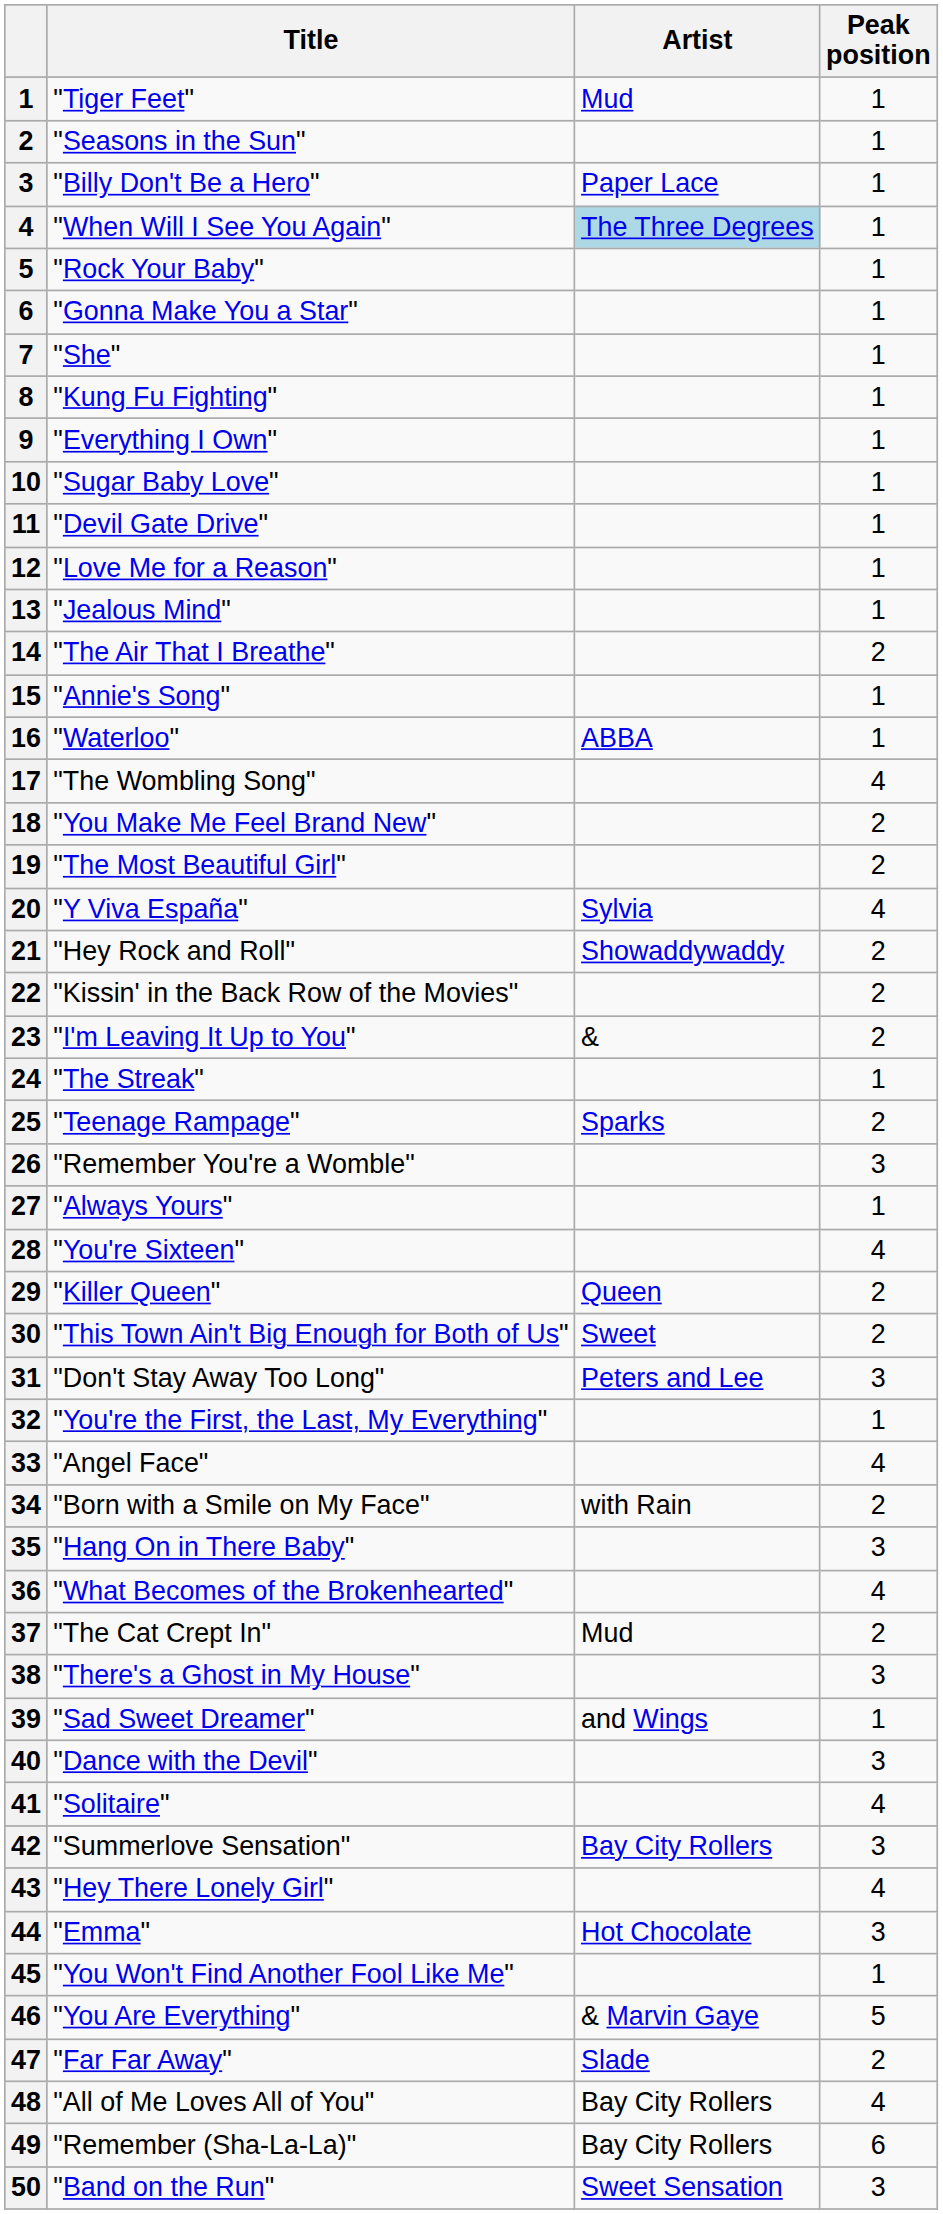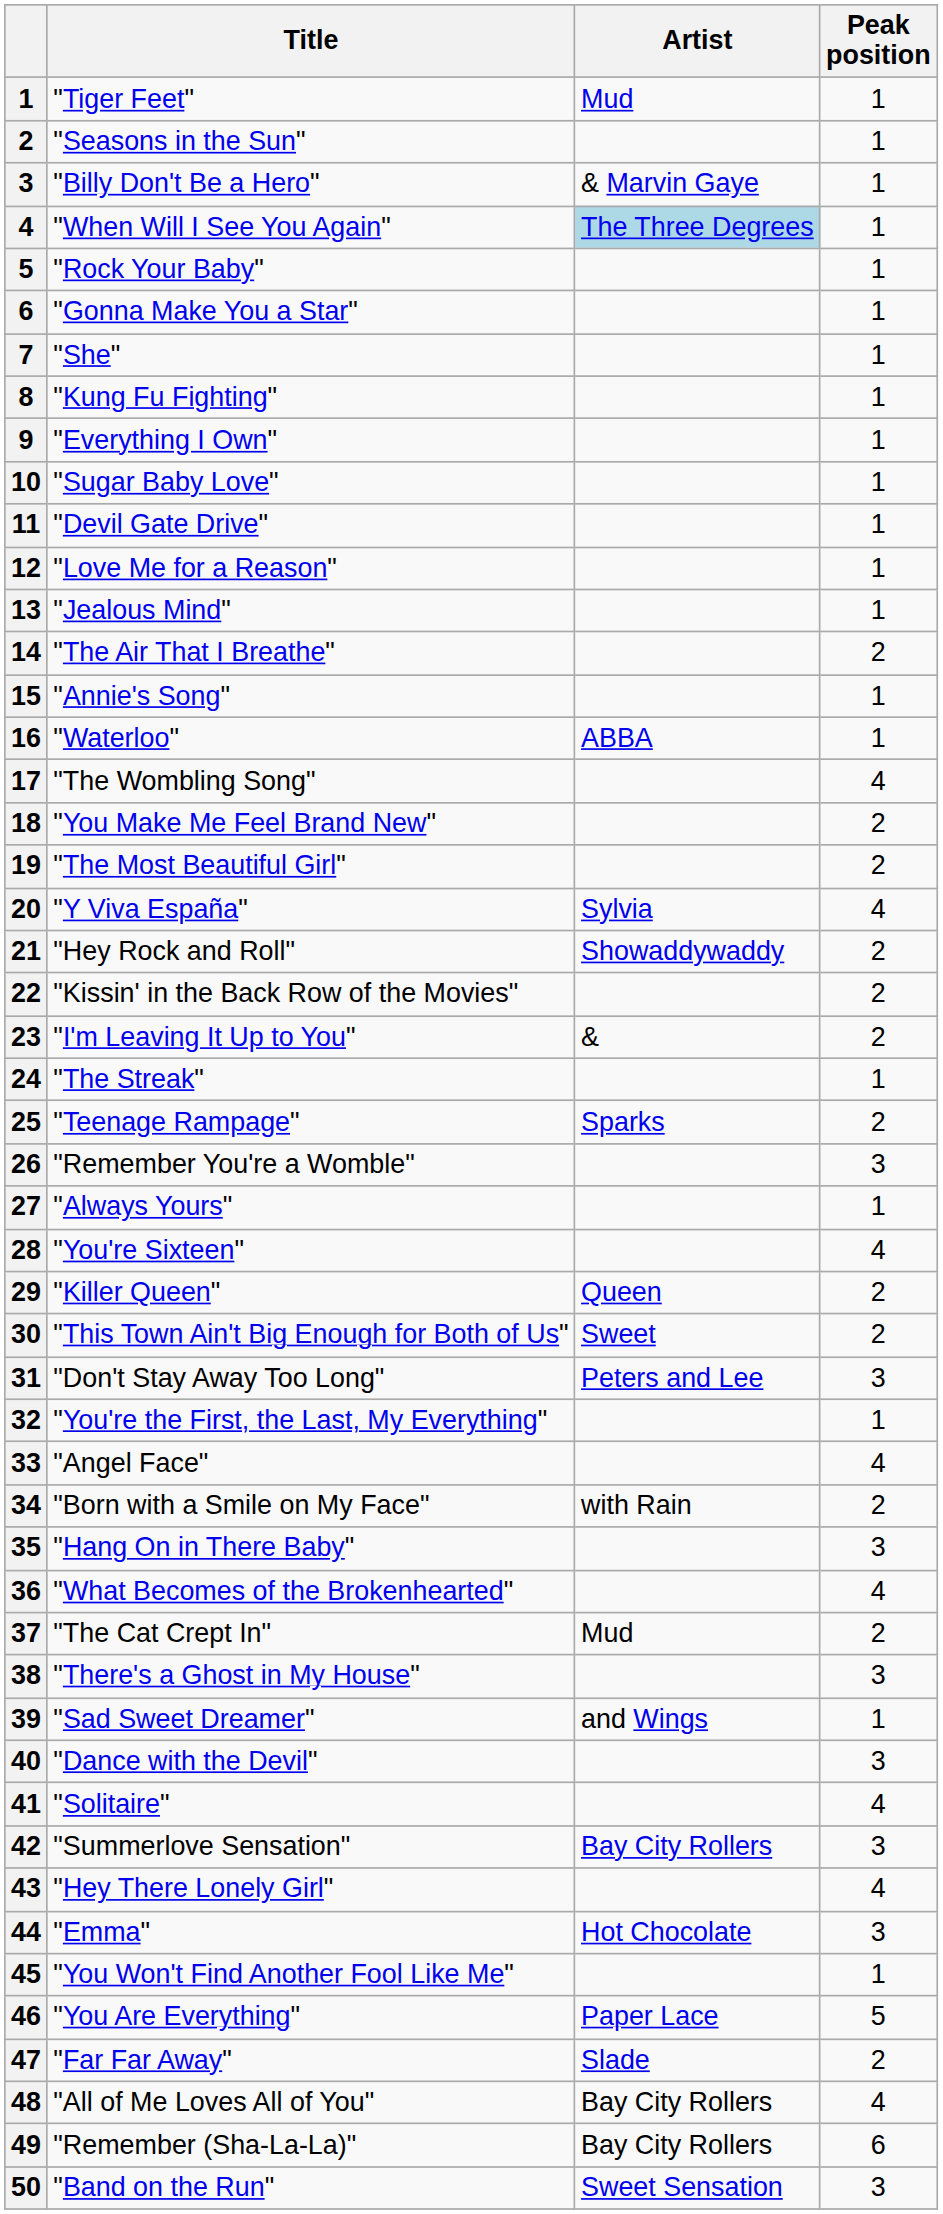(650, 183) Paper Lace -> (670, 183) & Marvin Gaye
(670, 2017) & Marvin Gaye -> (650, 2017) Paper Lace
